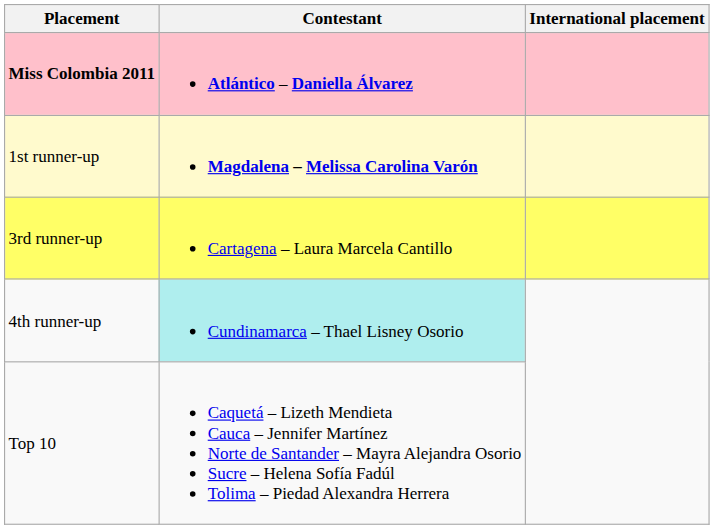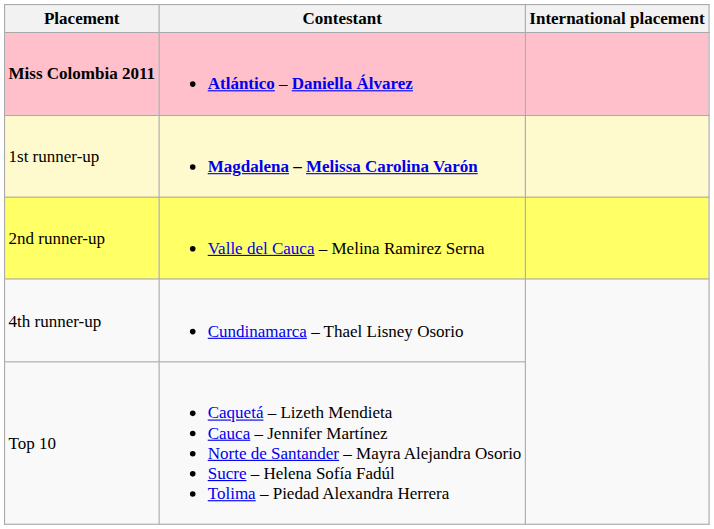+ row: (57, 238)
- row: (55, 238)
(342, 331) paleturquoise background -> (342, 331) no background
